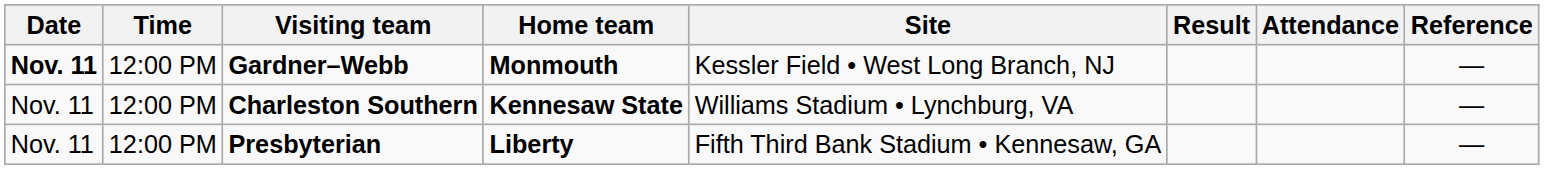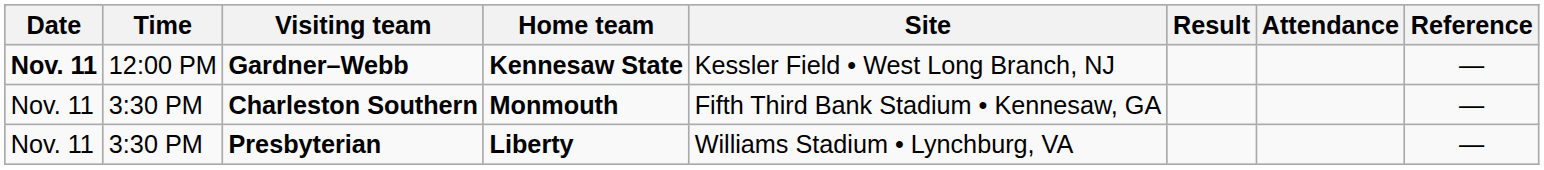(554, 65) Monmouth -> (586, 65) Kennesaw State
(163, 105) 12:00 PM -> (156, 105) 3:30 PM
(586, 105) Kennesaw State -> (554, 105) Monmouth
(884, 105) Williams Stadium • Lynchburg, VA -> (928, 105) Fifth Third Bank Stadium • Kennesaw, GA
(163, 145) 12:00 PM -> (156, 145) 3:30 PM
(928, 145) Fifth Third Bank Stadium • Kennesaw, GA -> (884, 145) Williams Stadium • Lynchburg, VA
